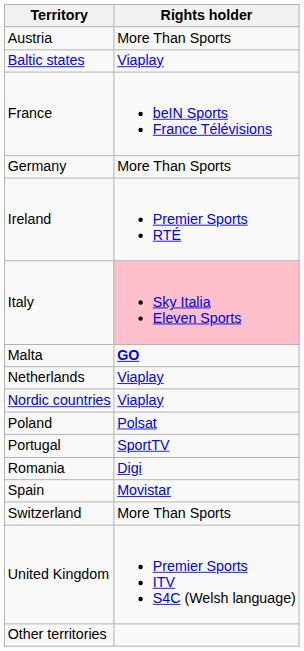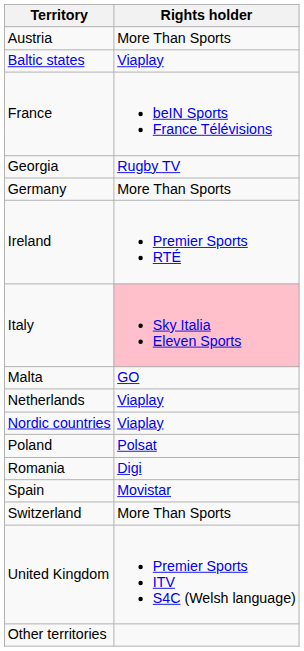+ row: (33, 166)
(128, 355) bold -> (128, 378) normal
- row: (34, 445)
